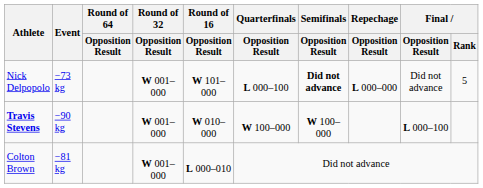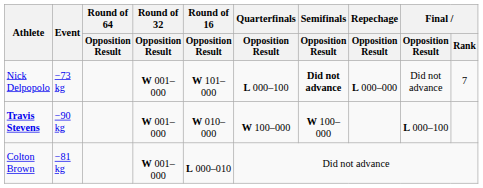(465, 81) 5 -> (465, 81) 7
